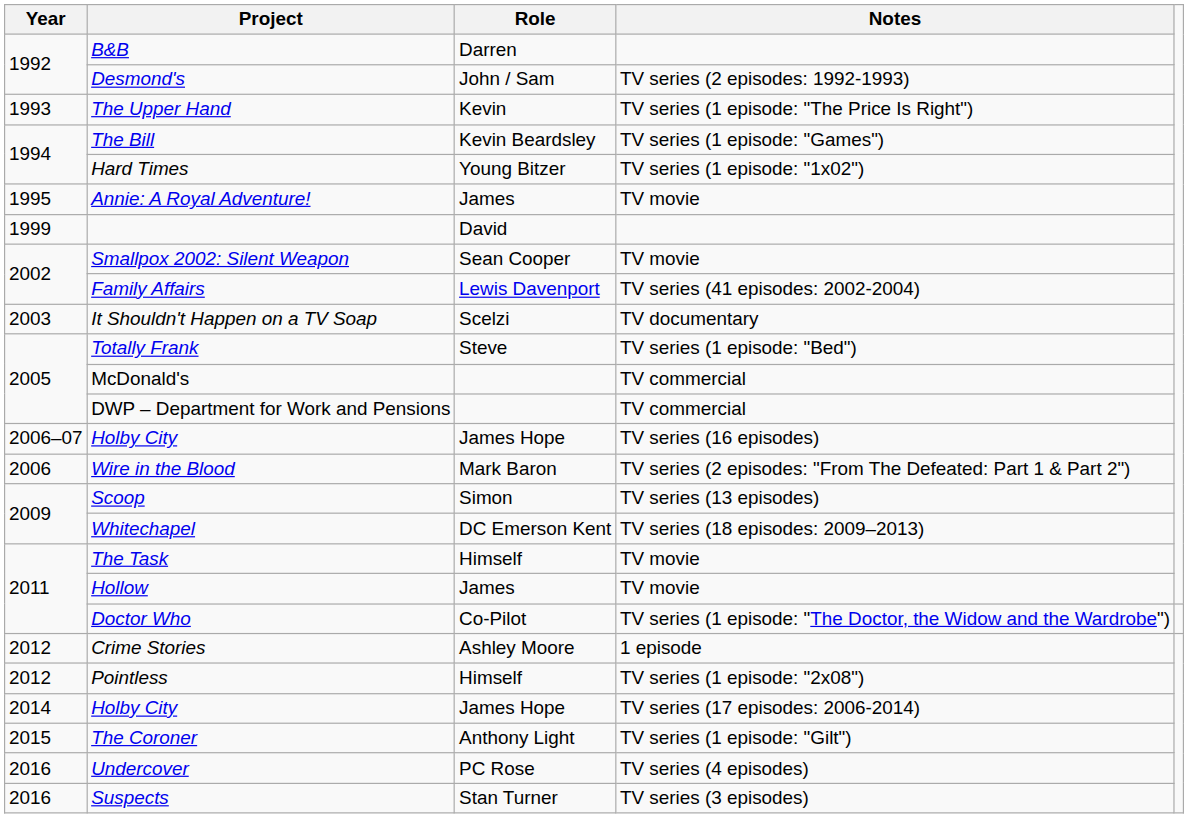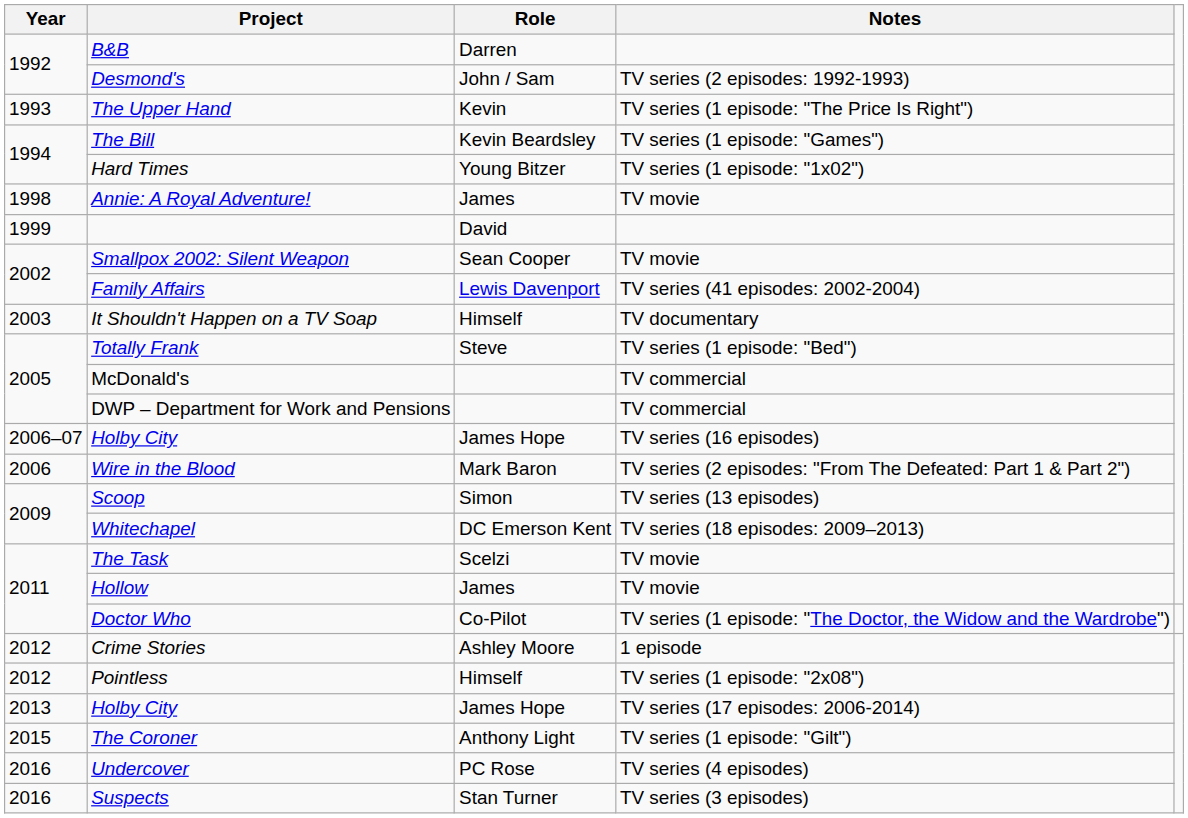(30, 199) 1995 -> (30, 199) 1998
(484, 318) Scelzi -> (491, 318) Himself
(491, 558) Himself -> (484, 558) Scelzi
(30, 708) 2014 -> (30, 708) 2013
